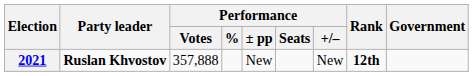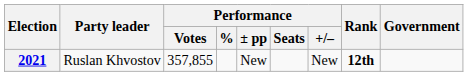(115, 60) bold -> (112, 60) normal
(196, 60) 357,888 -> (190, 60) 357,855
